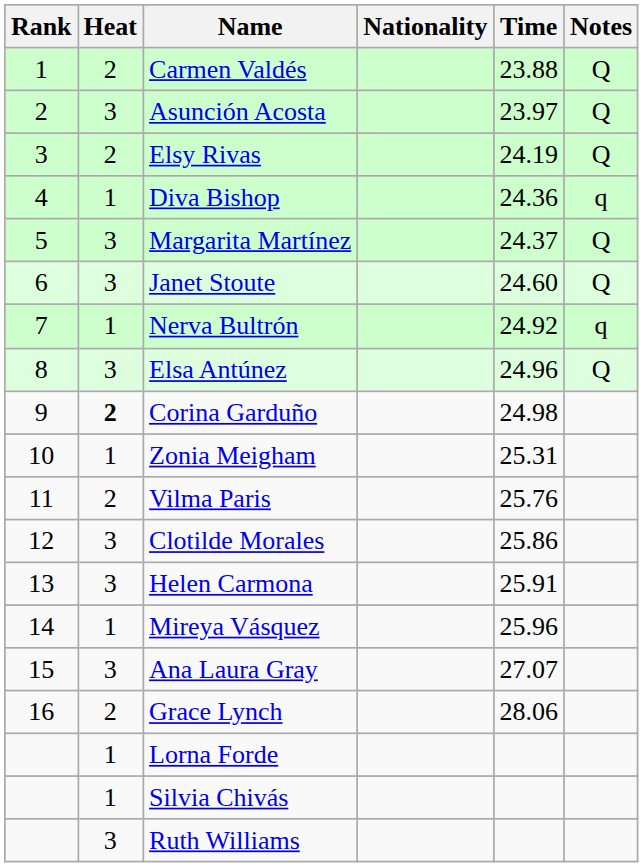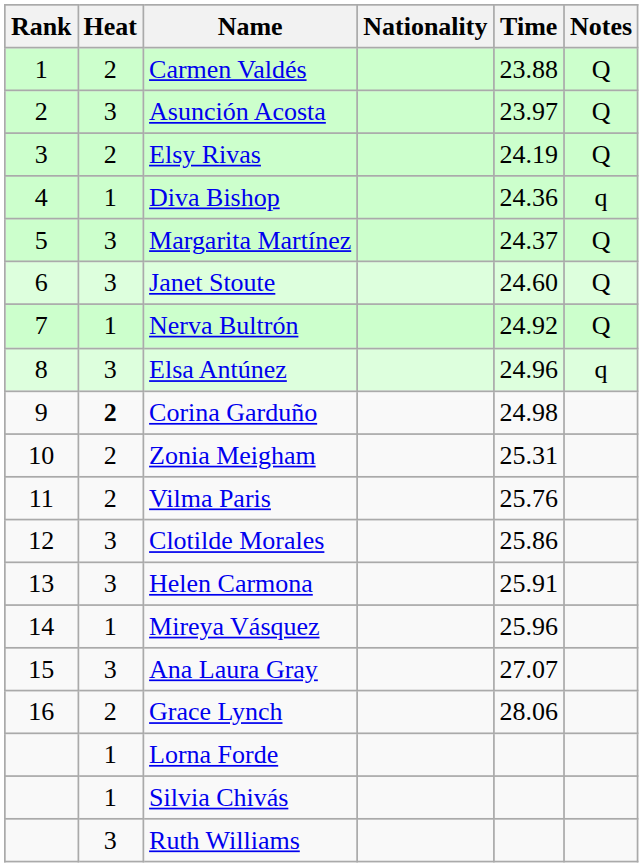(601, 326) q -> (601, 326) Q
(601, 368) Q -> (601, 368) q
(110, 454) 1 -> (110, 454) 2
